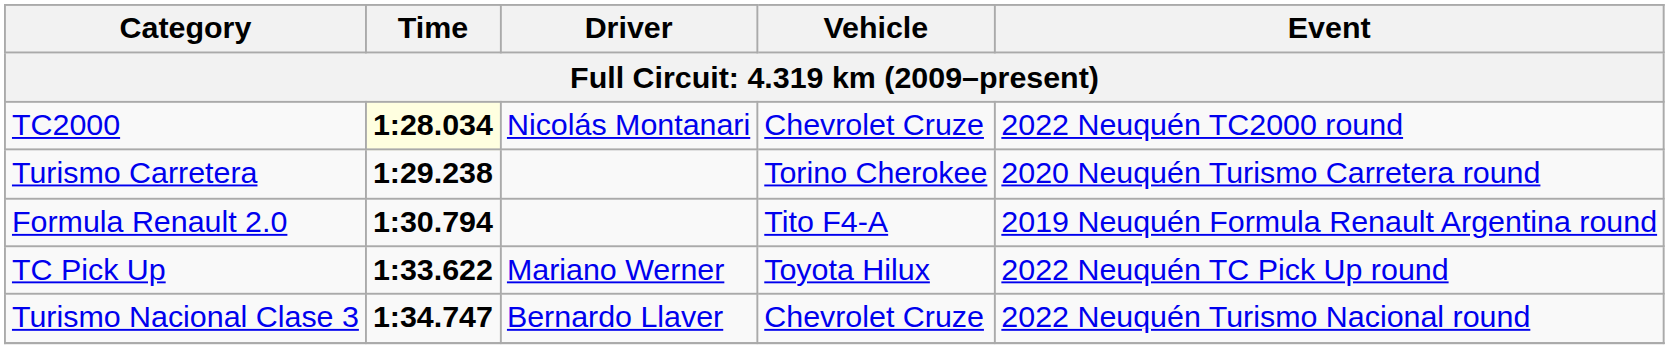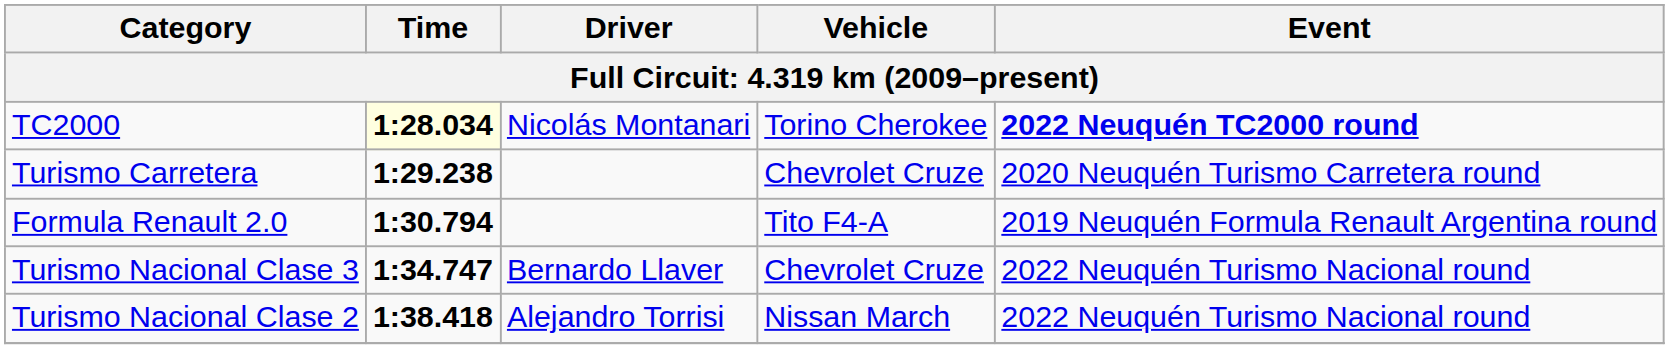(874, 125) Chevrolet Cruze -> (876, 125) Torino Cherokee
(1202, 125) normal -> (1210, 125) bold
(876, 173) Torino Cherokee -> (874, 173) Chevrolet Cruze
- row: (89, 269)
+ row: (185, 317)
